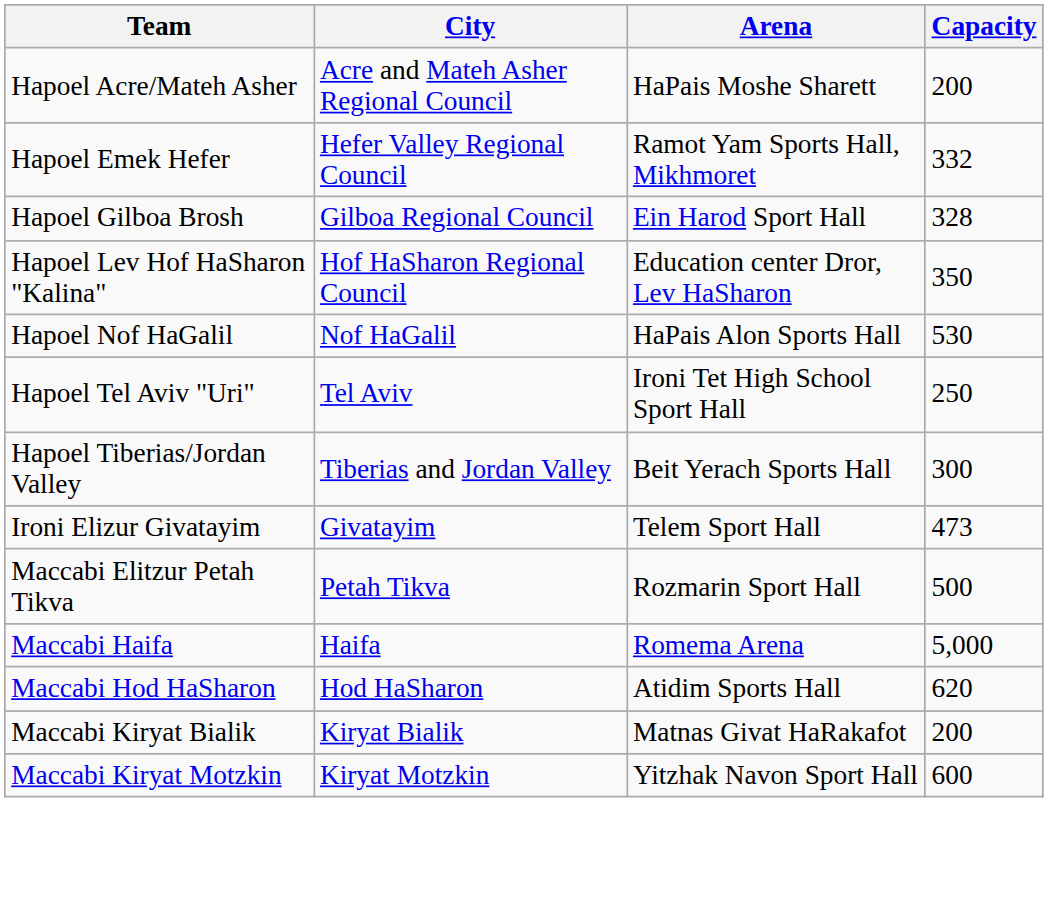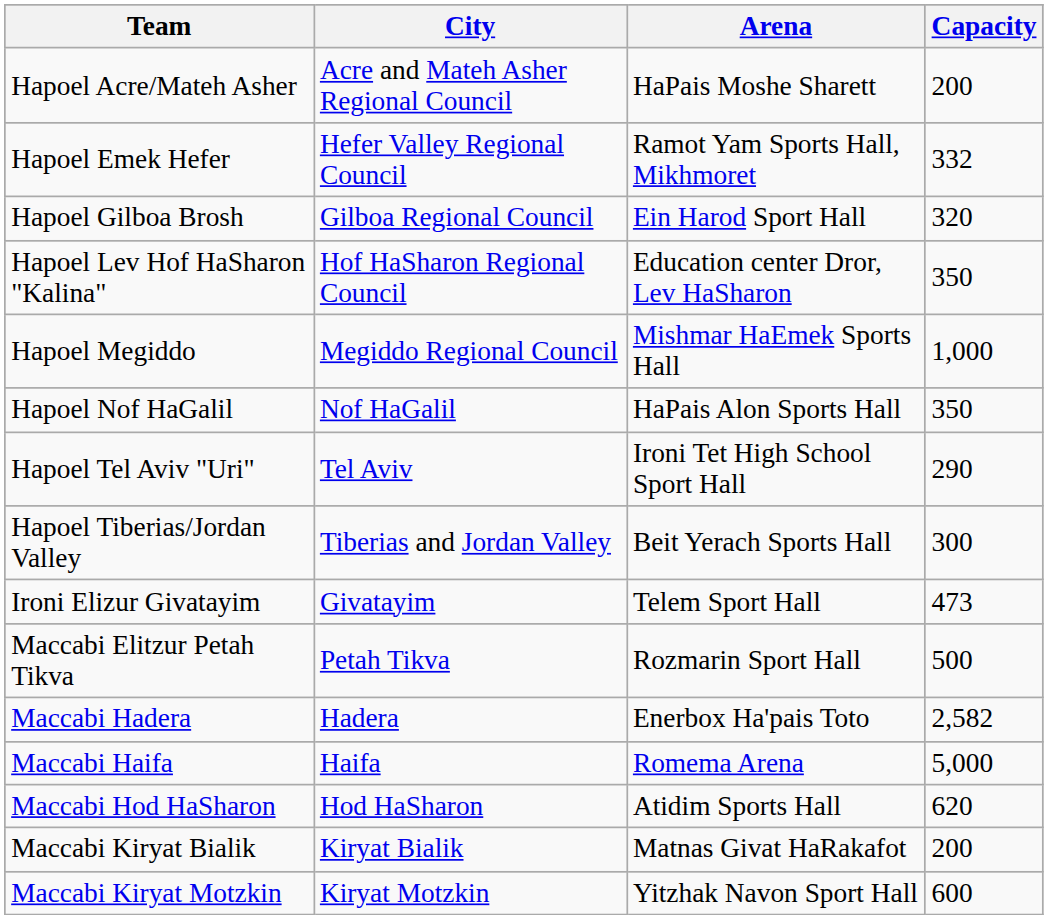(952, 217) 328 -> (952, 217) 320
+ row: (103, 350)
(952, 335) 530 -> (952, 409) 350
(952, 394) 250 -> (952, 468) 290
+ row: (101, 718)
